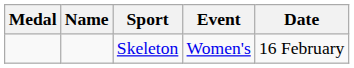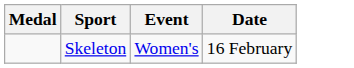- column: (87, 19)
